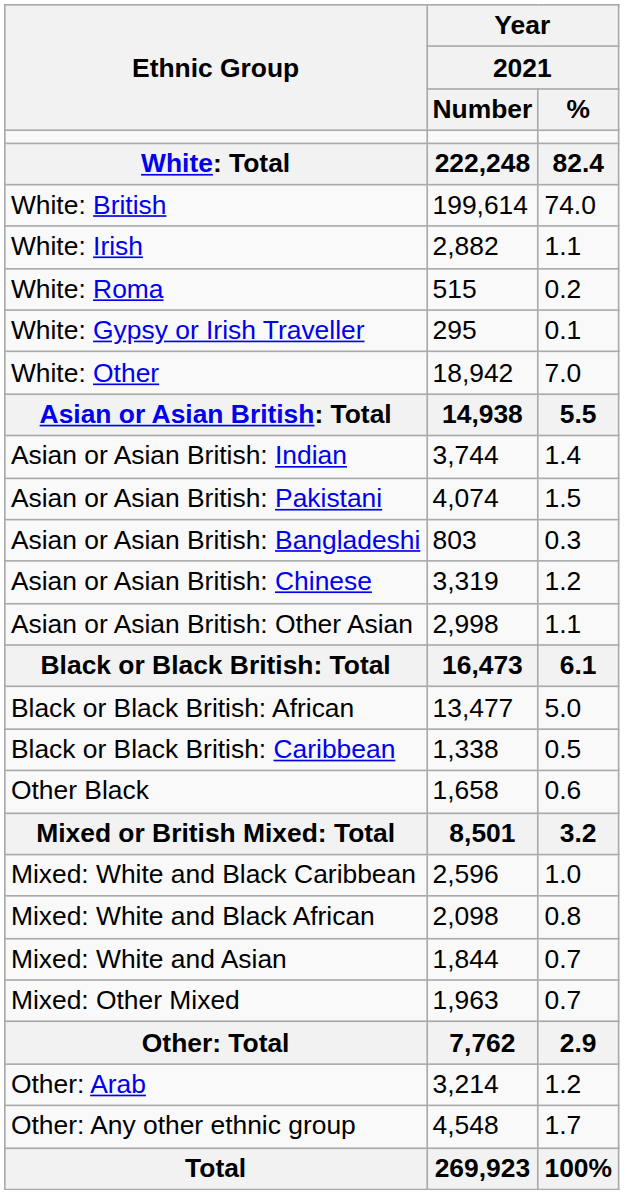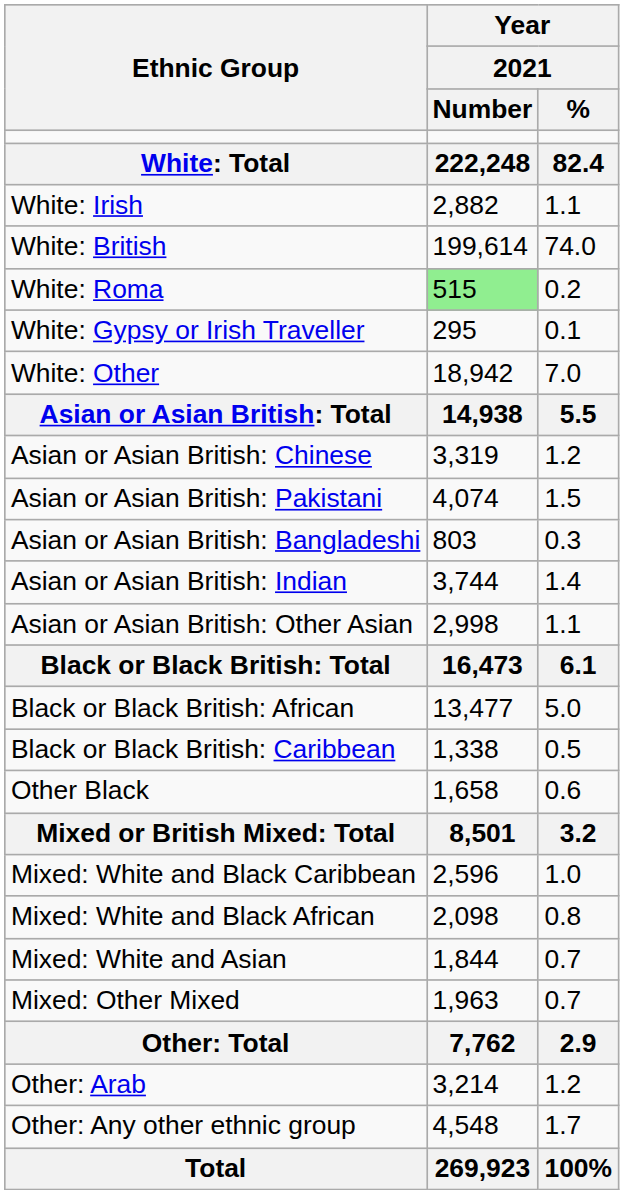rows swapped: (89, 205) <-> (77, 246)
(455, 288) no background -> (455, 288) lightgreen background
rows swapped: (179, 456) <-> (191, 581)
